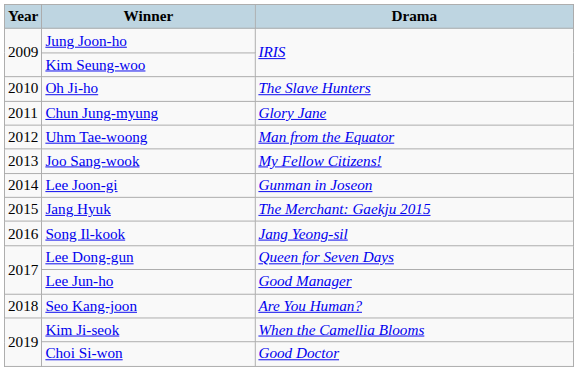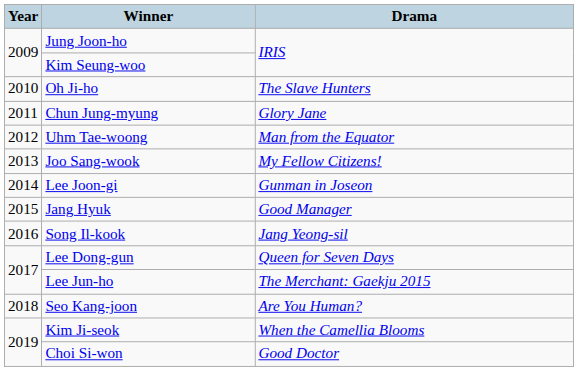(344, 209) The Merchant: Gaekju 2015 -> (305, 209) Good Manager
(305, 281) Good Manager -> (344, 281) The Merchant: Gaekju 2015
